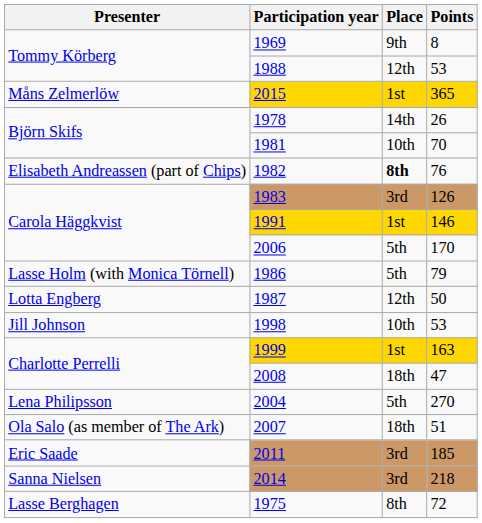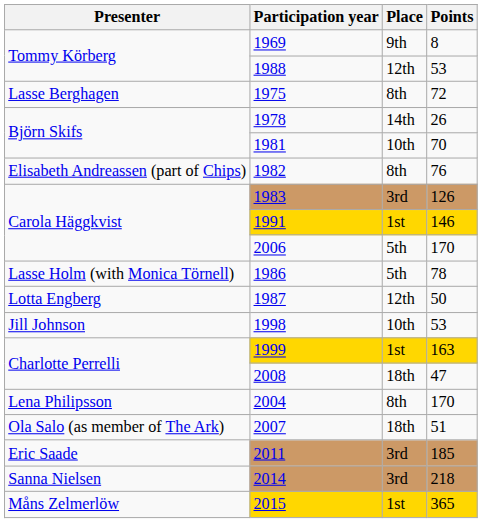rows swapped: (270, 504) <-> (270, 94)
(397, 171) bold -> (397, 171) normal
(439, 273) 79 -> (439, 273) 78
(397, 401) 5th -> (397, 401) 8th
(443, 401) 270 -> (443, 401) 170
